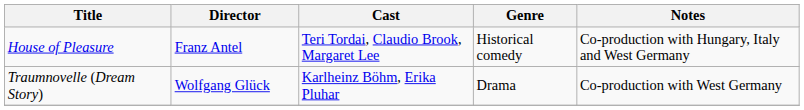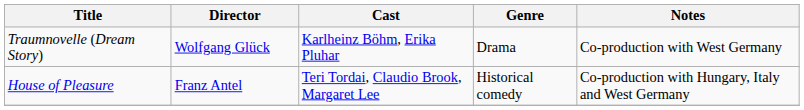rows swapped: (61, 46) <-> (71, 85)
